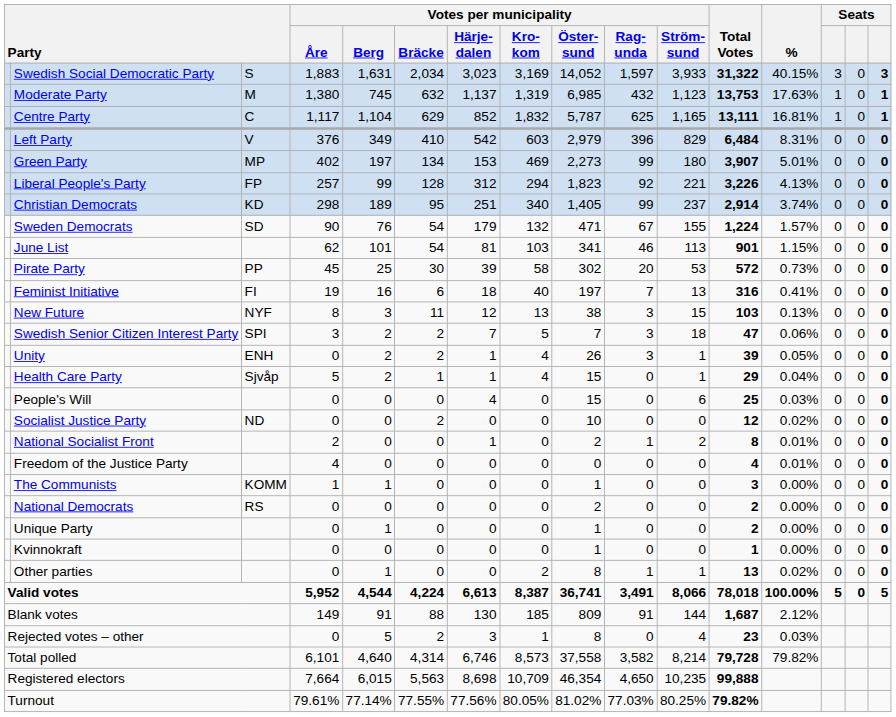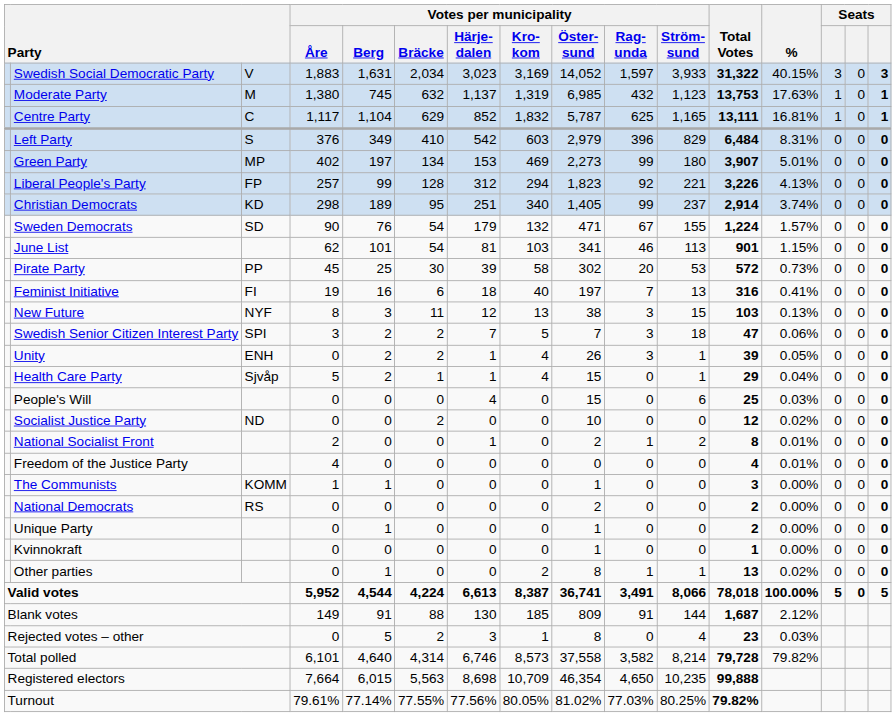(249, 73) S -> (249, 73) V
(249, 140) V -> (249, 140) S
